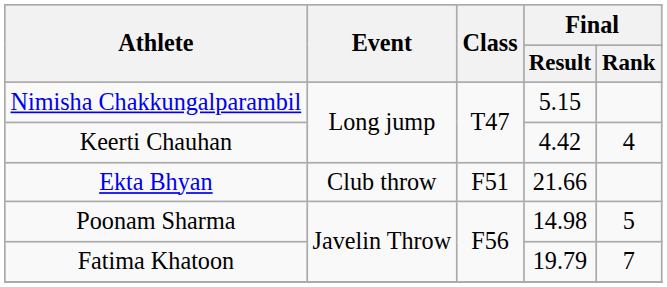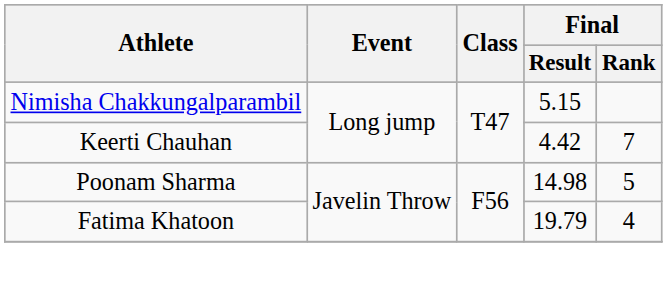(629, 142) 4 -> (629, 142) 7
- row: (156, 182)
(629, 262) 7 -> (629, 222) 4
